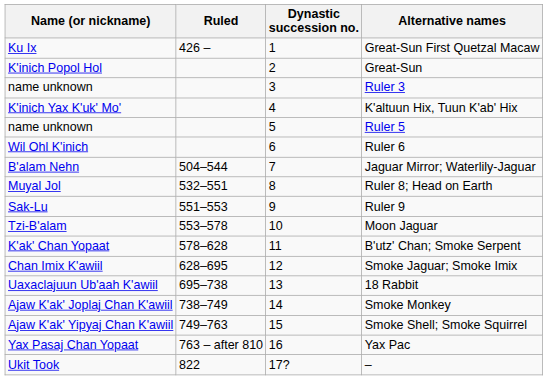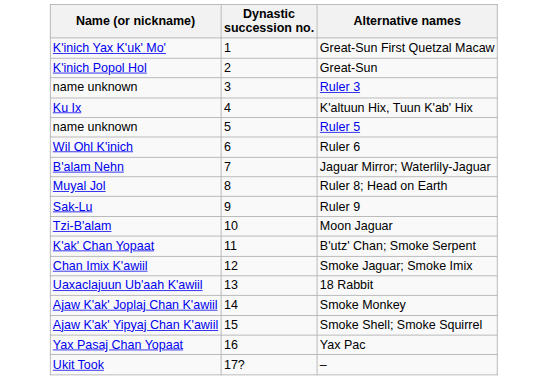- column: (221, 21)
(22, 48) Ku Ix -> (109, 48) K'inich Yax K'uk' Mo'
(65, 107) K'inich Yax K'uk' Mo' -> (67, 107) Ku Ix
